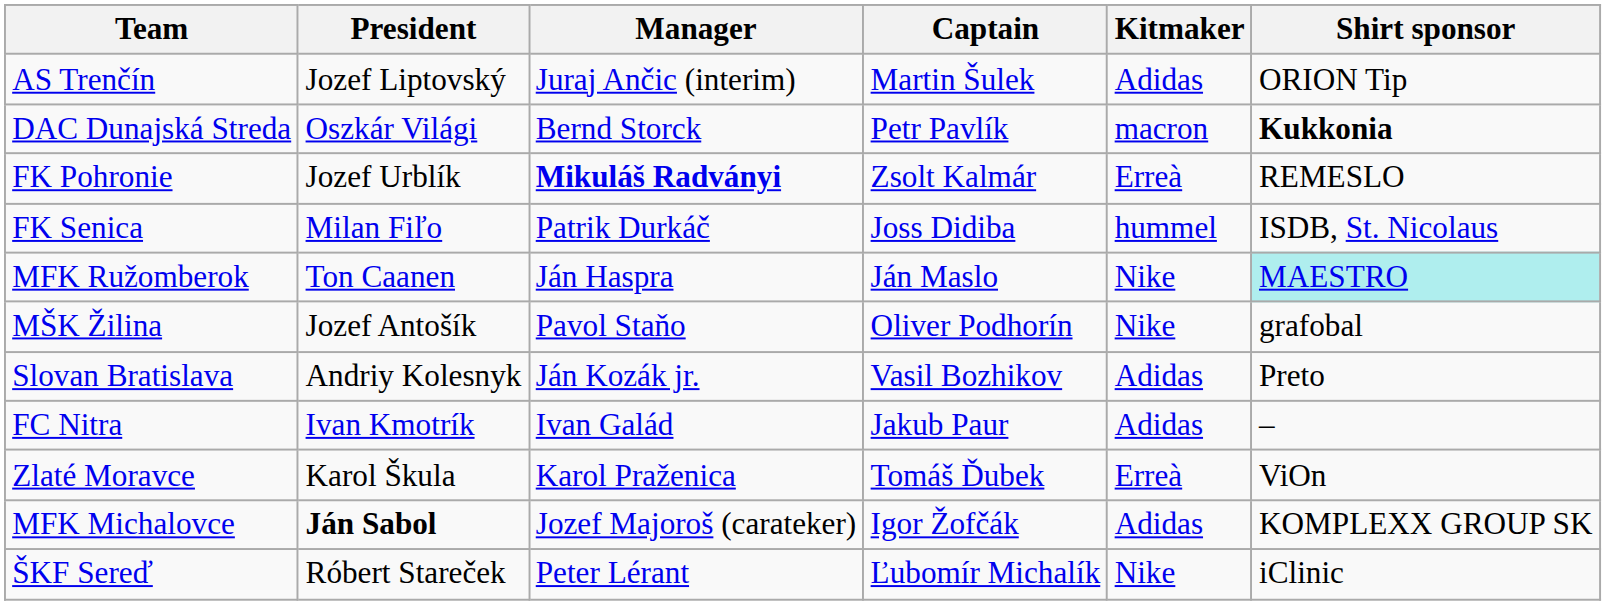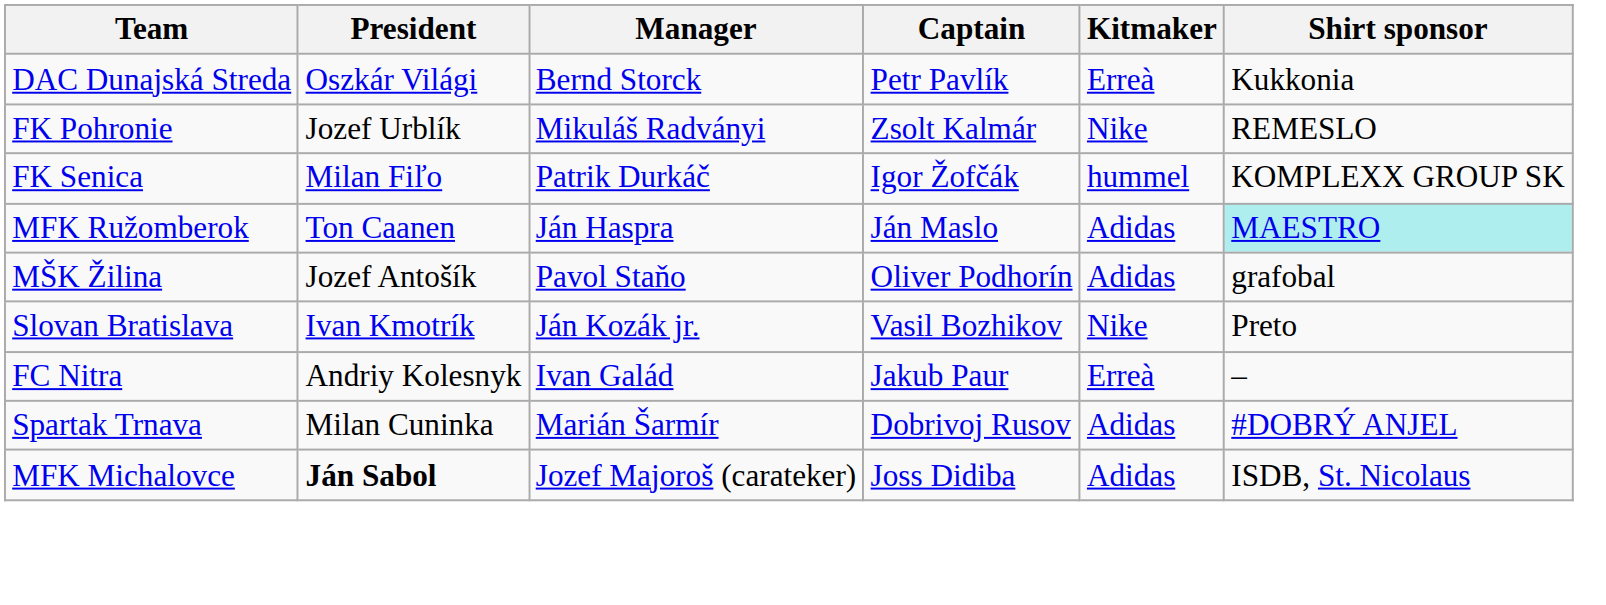- row: (84, 78)
(1161, 128) macron -> (1121, 78) Erreà
(1326, 128) bold -> (1293, 78) normal
(658, 177) bold -> (651, 128) normal
(1148, 177) Erreà -> (1117, 128) Nike
(943, 227) Joss Didiba -> (945, 177) Igor Žofčák
(1379, 227) ISDB, St. Nicolaus -> (1398, 177) KOMPLEXX GROUP SK
(1145, 276) Nike -> (1131, 227) Adidas
(1145, 326) Nike -> (1131, 276) Adidas
(413, 375) Andriy Kolesnyk -> (390, 326) Ivan Kmotrík
(1159, 375) Adidas -> (1117, 326) Nike
(390, 425) Ivan Kmotrík -> (413, 375) Andriy Kolesnyk
(1159, 425) Adidas -> (1121, 375) Erreà
+ row: (107, 425)
- row: (104, 474)
(945, 524) Igor Žofčák -> (943, 474) Joss Didiba
(1426, 524) KOMPLEXX GROUP SK -> (1351, 474) ISDB, St. Nicolaus
- row: (82, 573)
